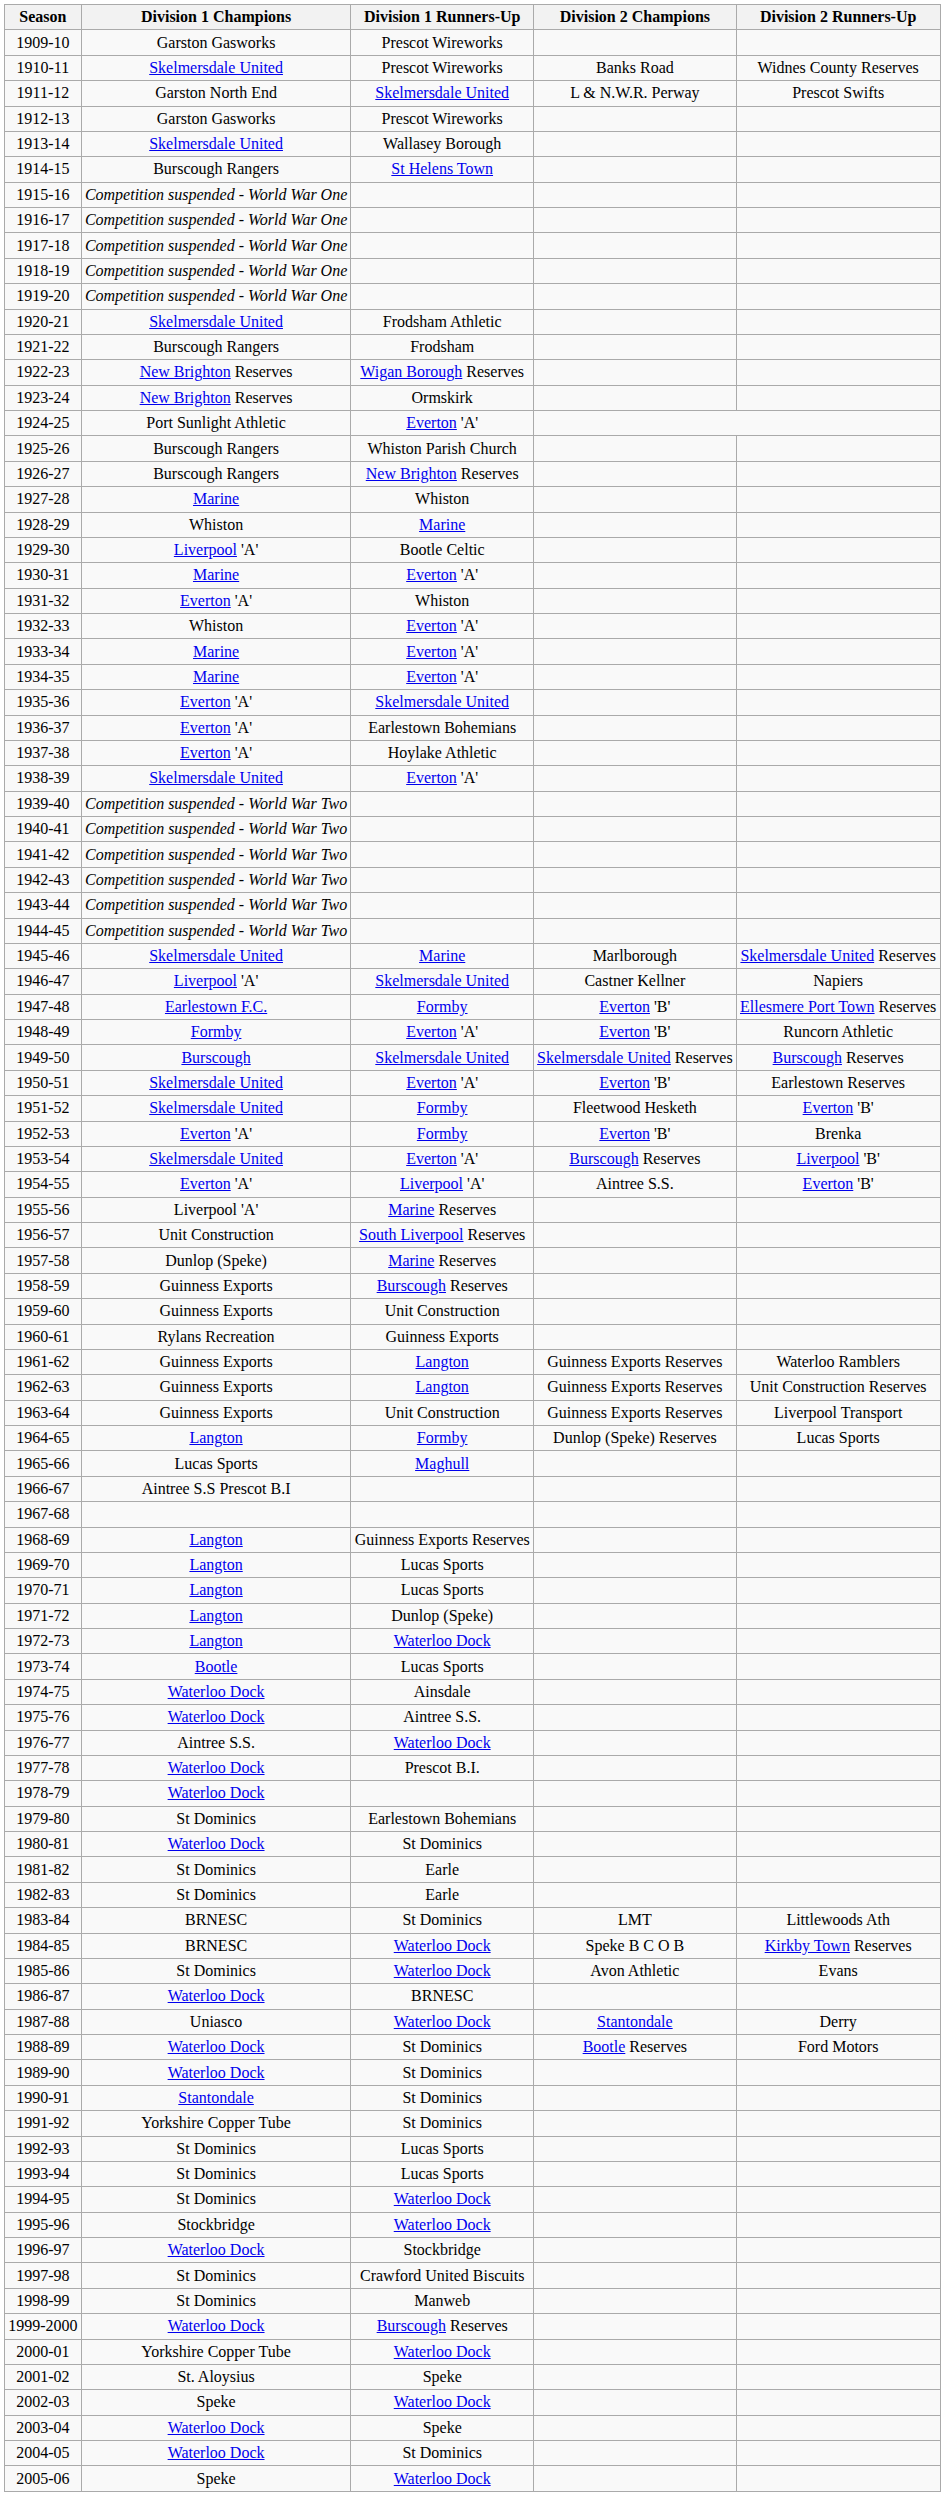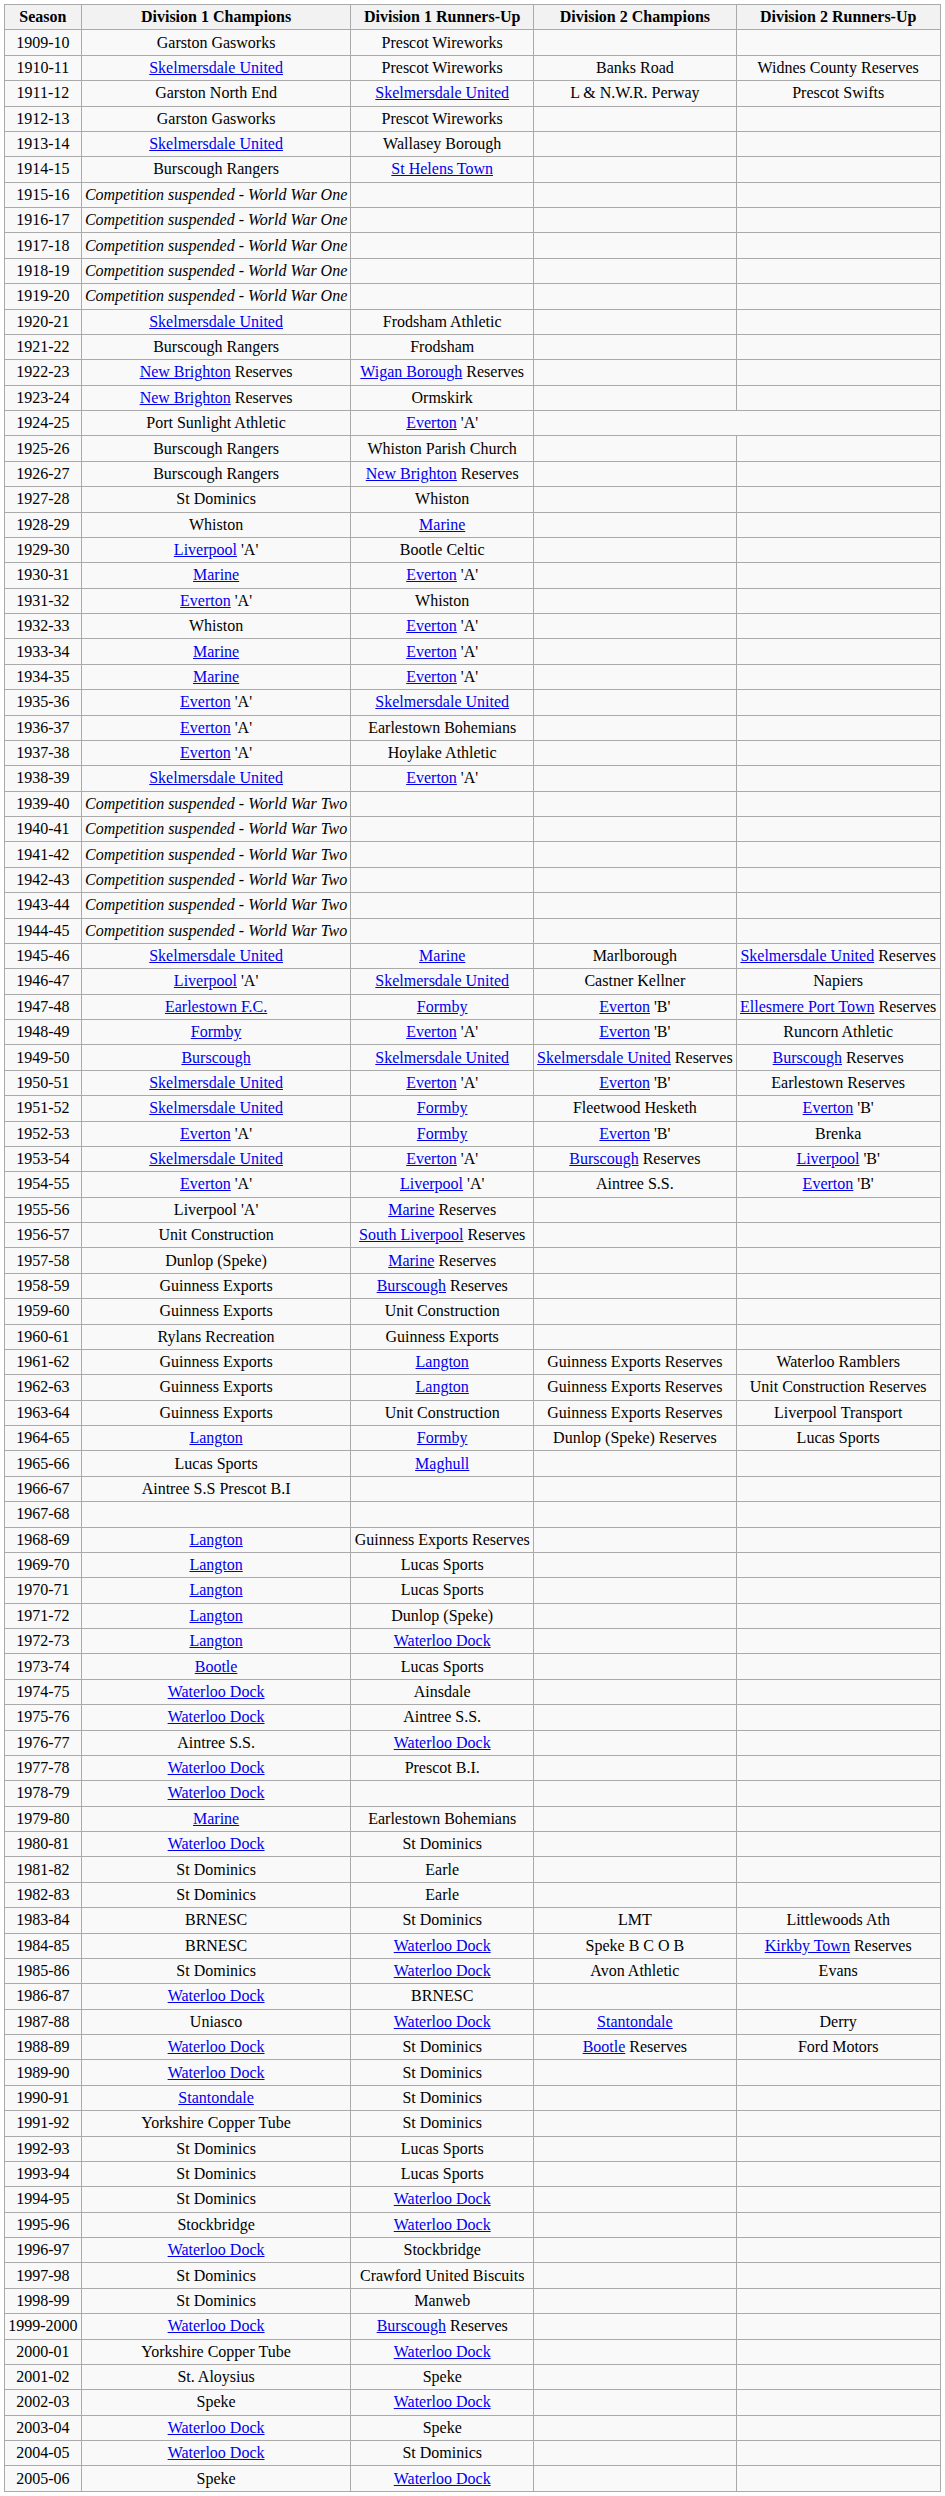(216, 499) Marine -> (216, 499) St Dominics
(216, 1818) St Dominics -> (216, 1818) Marine
